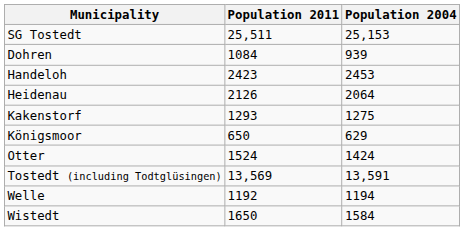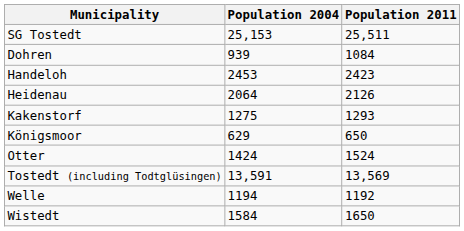columns swapped: (401, 15) <-> (283, 15)
